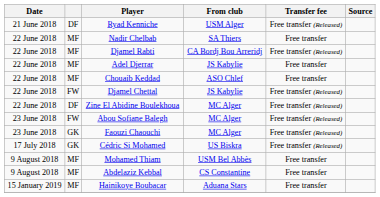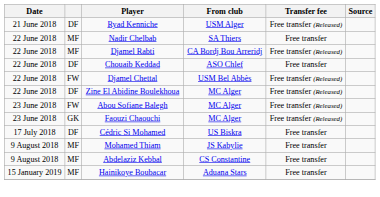- row: (133, 64)
(73, 78) MF -> (73, 64) DF
(225, 91) JS Kabylie -> (225, 78) USM Bel Abbès
(73, 145) GK -> (73, 131) DF
(306, 145) Free transfer (Released) -> (306, 131) Free transfer
(225, 158) USM Bel Abbès -> (225, 145) JS Kabylie
